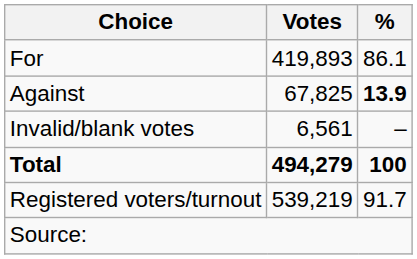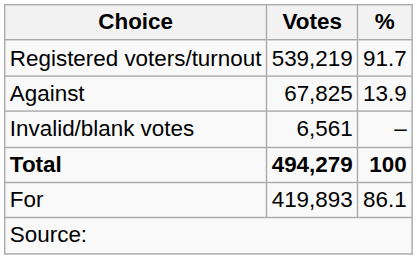rows swapped: (27, 57) <-> (136, 199)
(385, 93) bold -> (385, 93) normal
